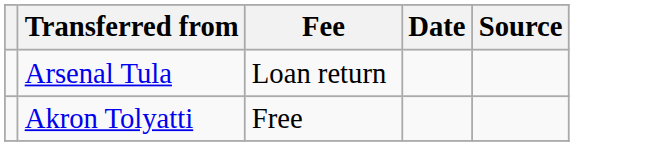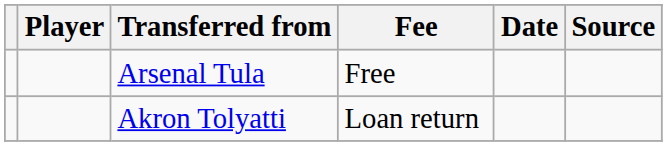+ column: (64, 27)
(319, 72) Loan return -> (370, 72) Free
(277, 118) Free -> (412, 118) Loan return
